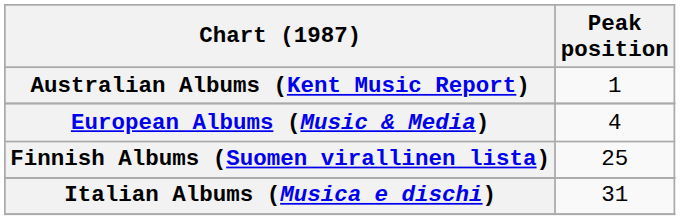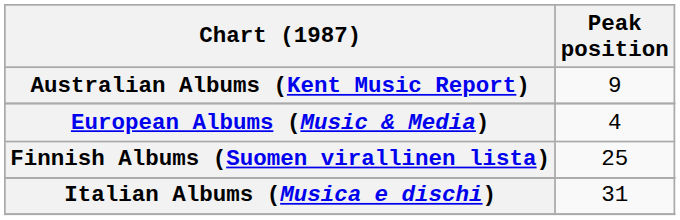(615, 86) 1 -> (615, 86) 9
